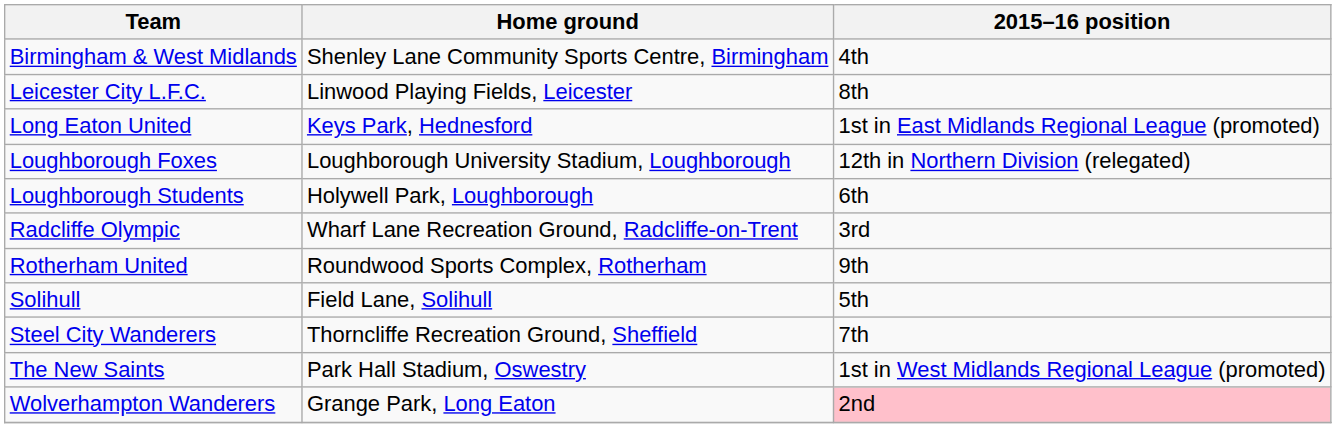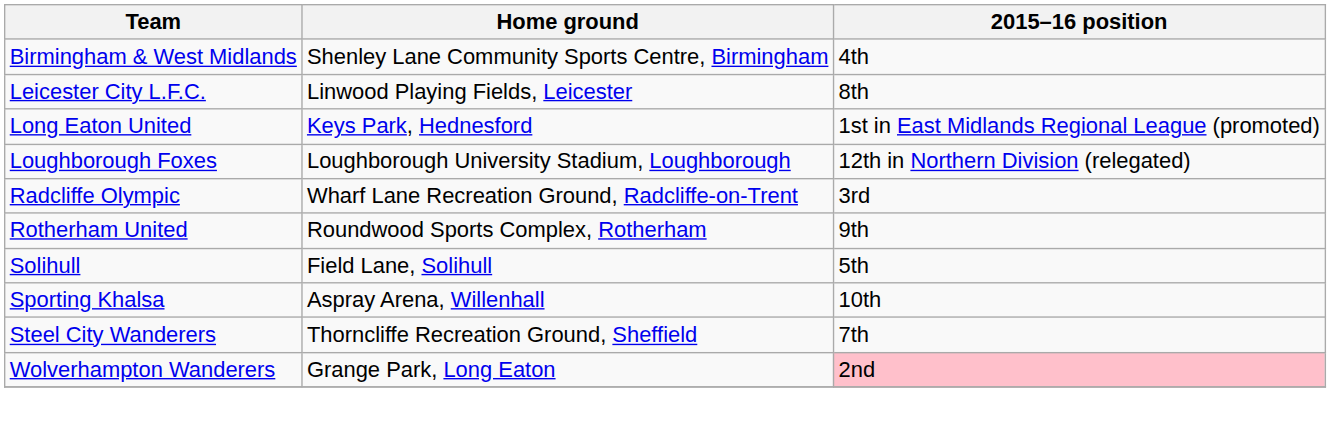- row: (127, 195)
+ row: (87, 299)
- row: (87, 369)
